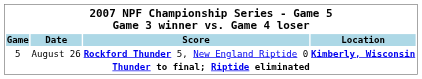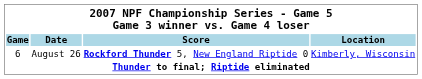(18, 53) 5 -> (18, 53) 6
(363, 53) bold -> (363, 53) normal
